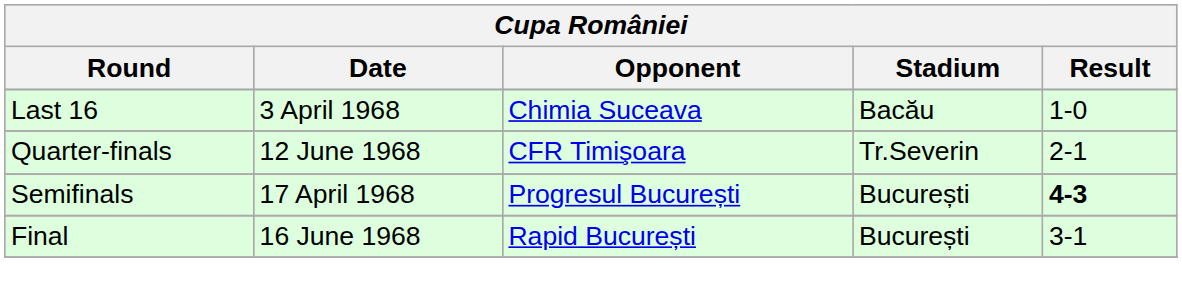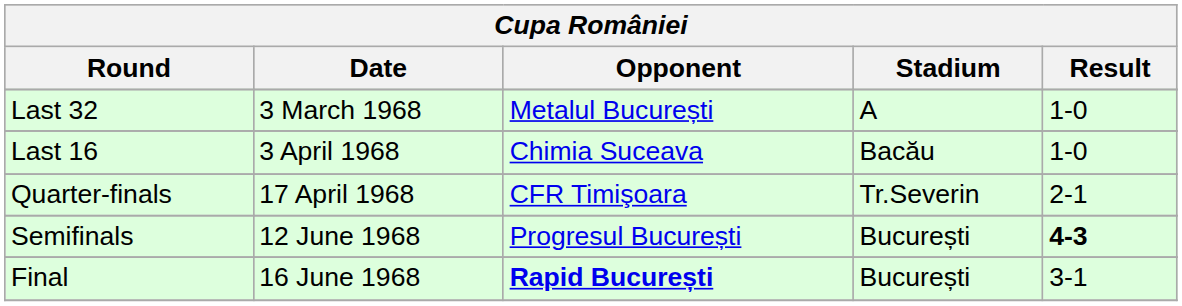+ row: (55, 109)
(340, 151) 12 June 1968 -> (337, 194) 17 April 1968
(337, 194) 17 April 1968 -> (340, 236) 12 June 1968
(602, 236) normal -> (611, 278) bold
